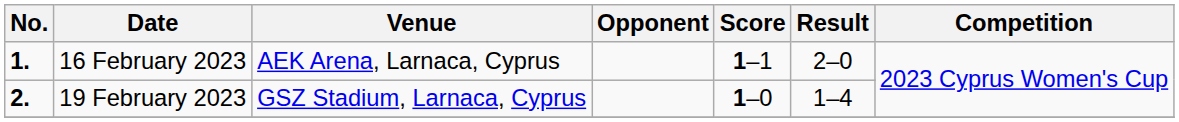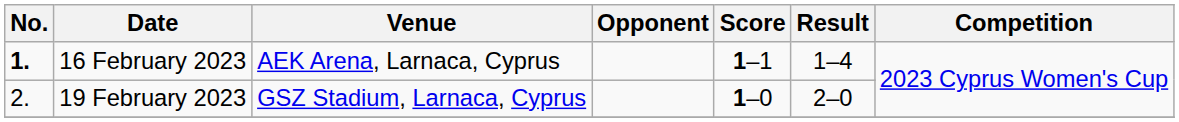(833, 60) 2–0 -> (833, 60) 1–4
(20, 98) bold -> (20, 98) normal
(833, 98) 1–4 -> (833, 98) 2–0
